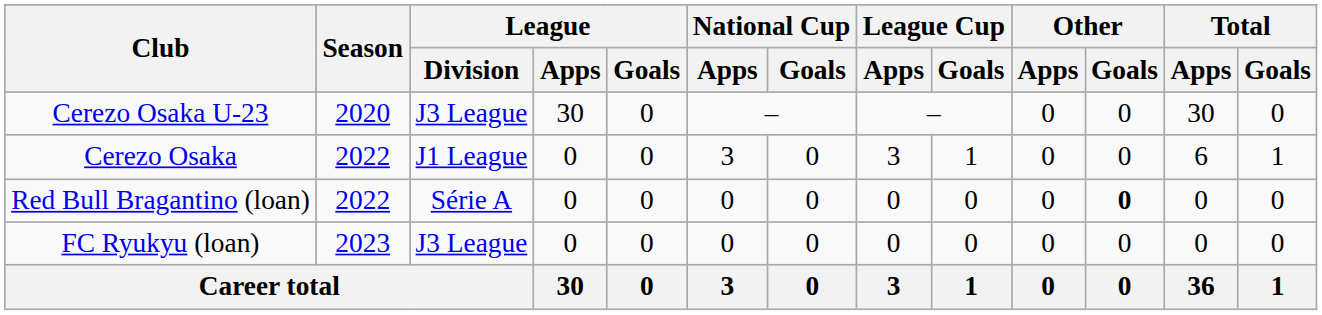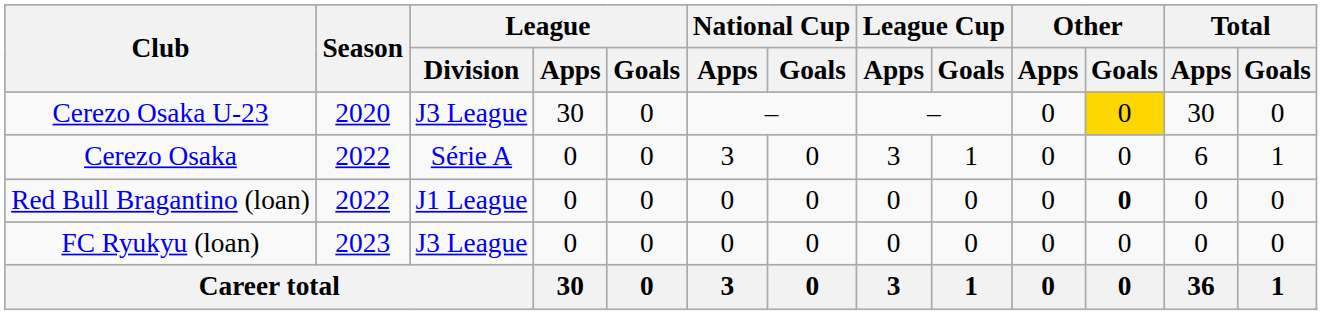(1125, 112) no background -> (1125, 112) gold background
(471, 156) J1 League -> (471, 156) Série A
(471, 199) Série A -> (471, 199) J1 League
